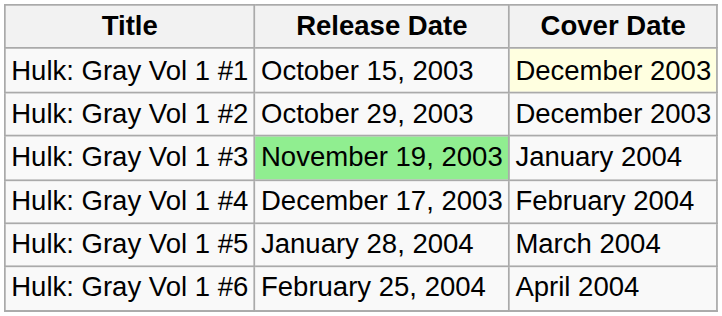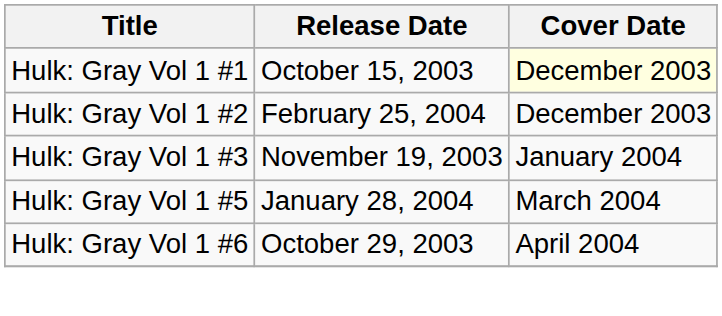(367, 113) October 29, 2003 -> (373, 113) February 25, 2004
(382, 157) lightgreen background -> (382, 157) no background
- row: (130, 200)
(373, 288) February 25, 2004 -> (367, 244) October 29, 2003
